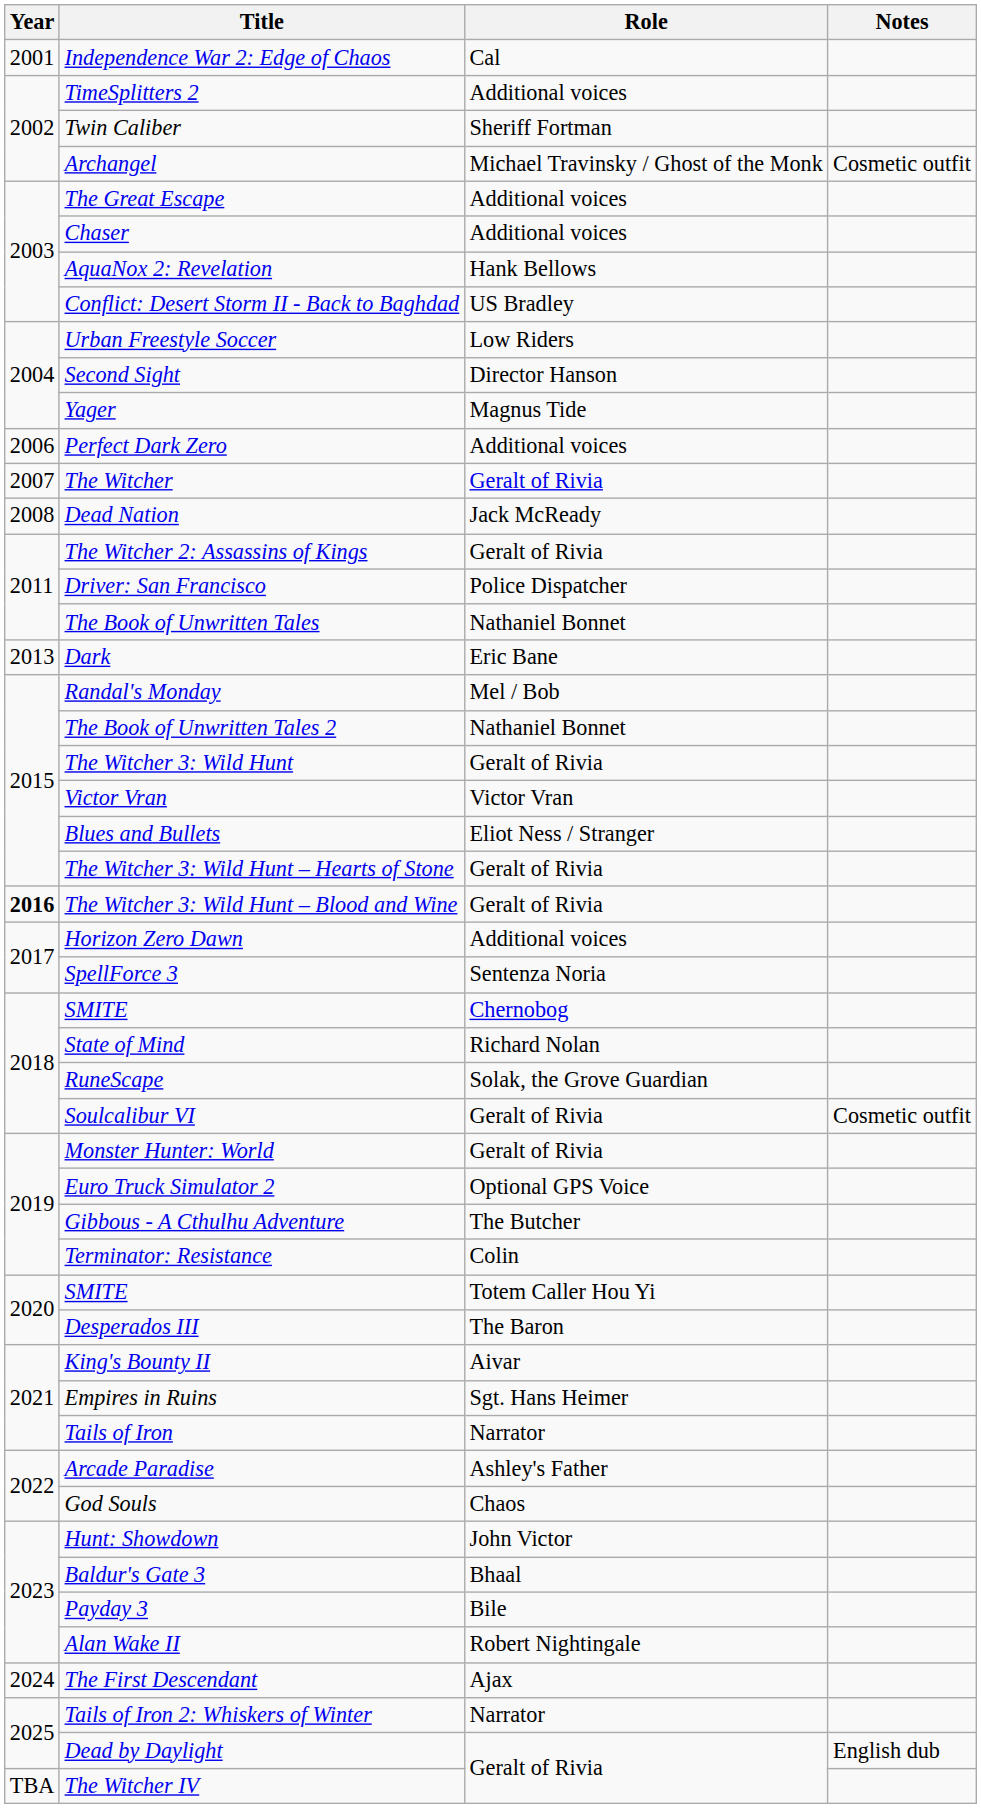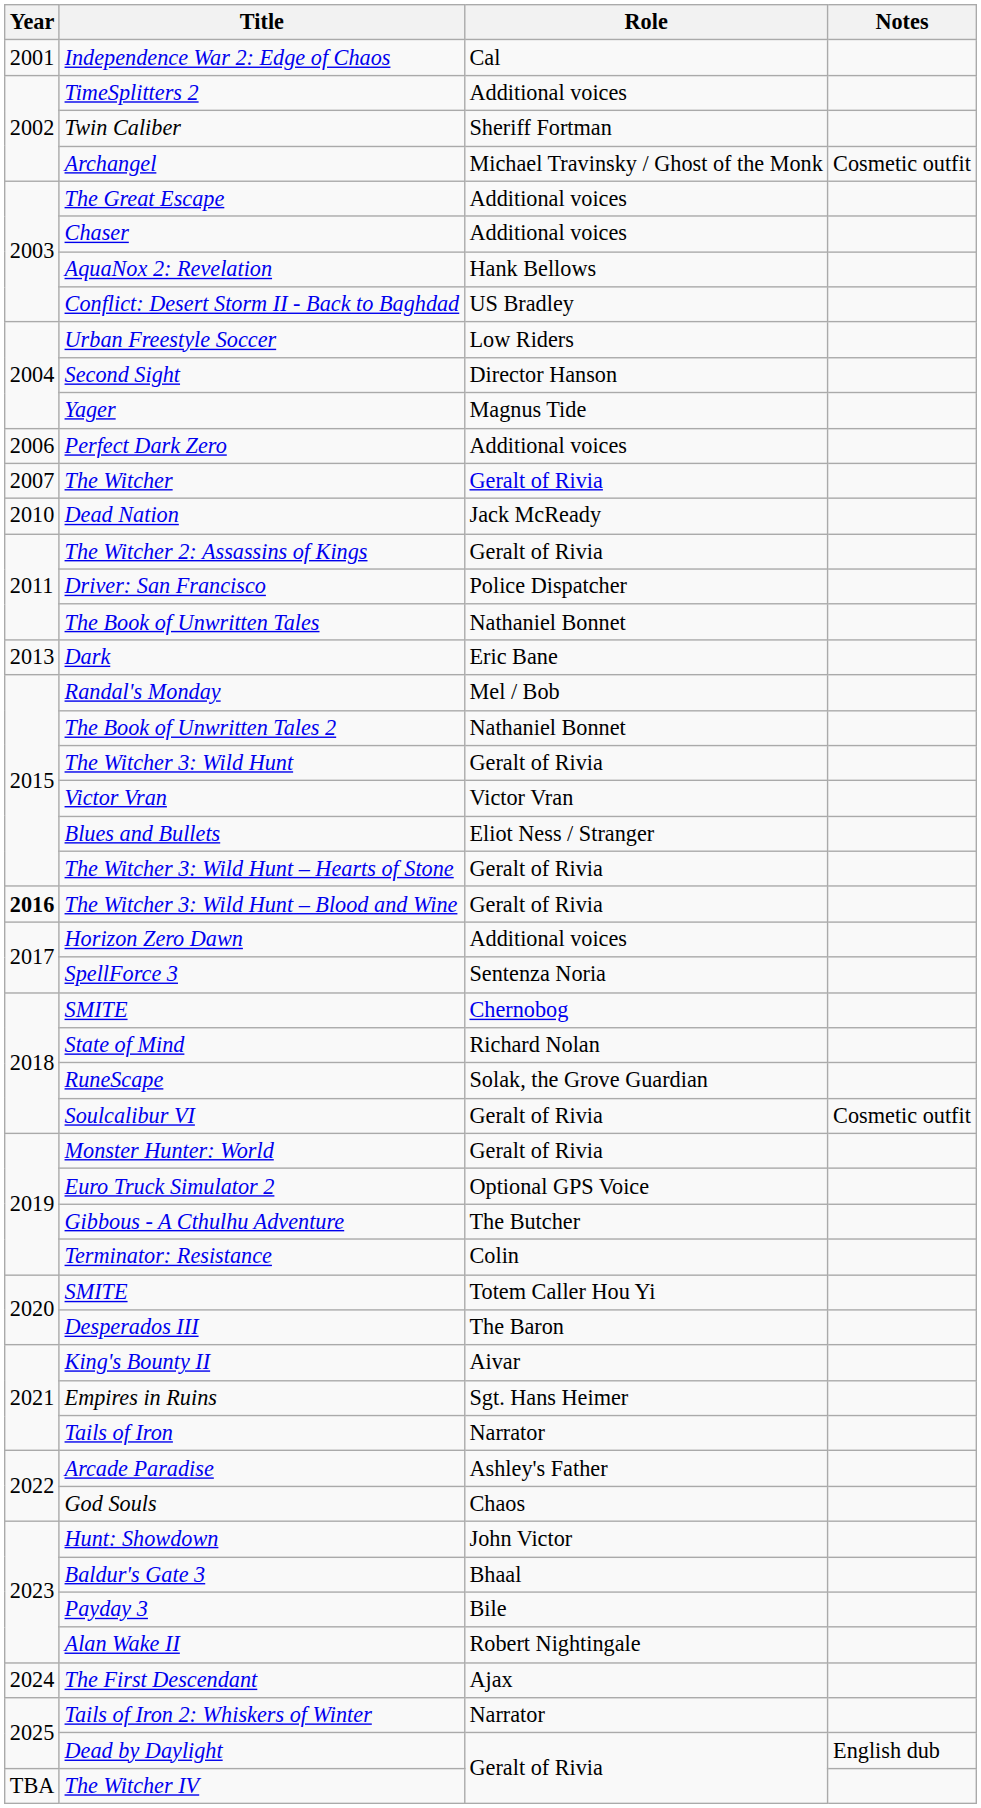(32, 515) 2008 -> (32, 515) 2010
